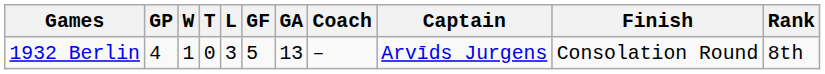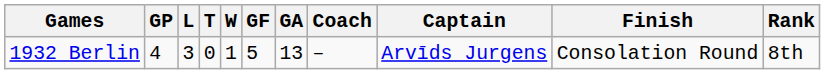columns swapped: (188, 21) <-> (231, 21)
